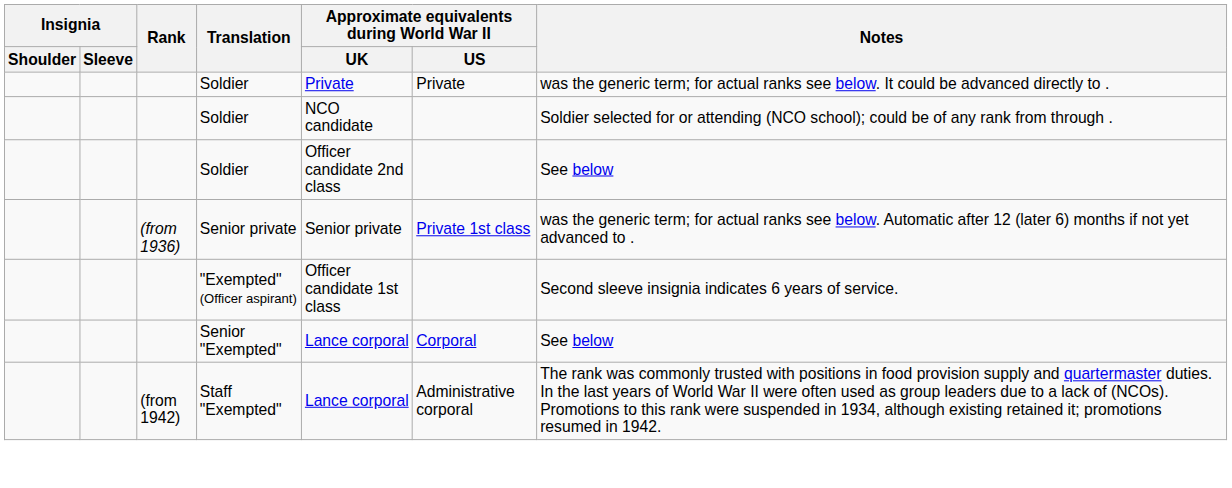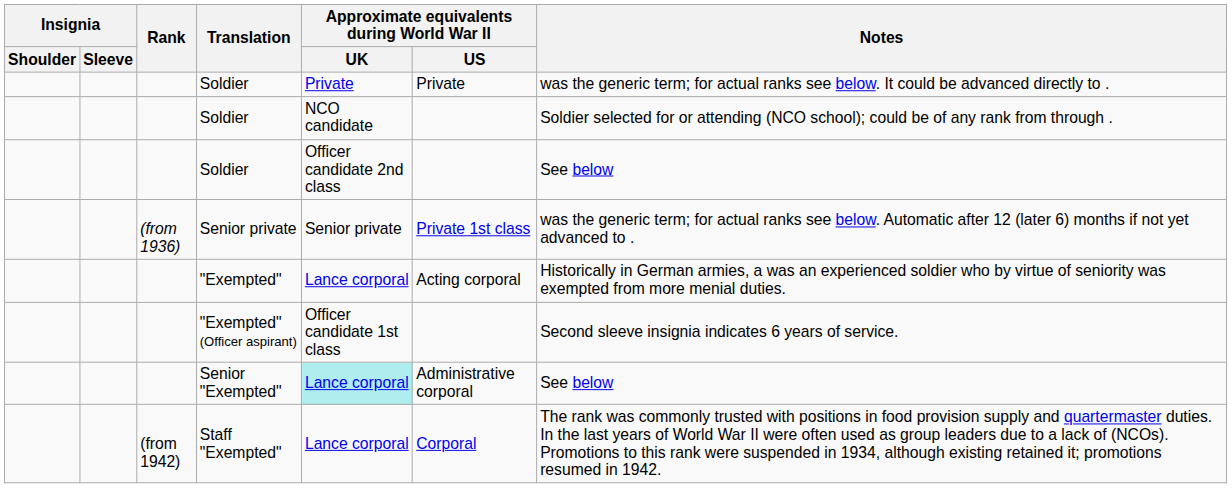+ row: (166, 281)
(357, 340) no background -> (357, 383) paleturquoise background
(446, 340) Corporal -> (465, 383) Administrative corporal
(465, 401) Administrative corporal -> (446, 443) Corporal
